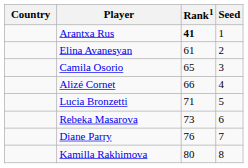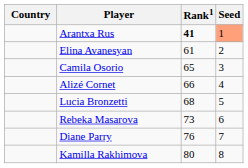(221, 33) no background -> (221, 33) lightsalmon background
(189, 102) 71 -> (189, 102) 68
